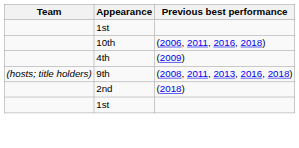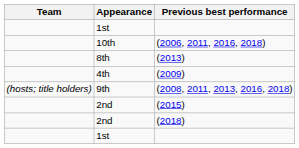+ row: (103, 58)
+ row: (104, 105)
